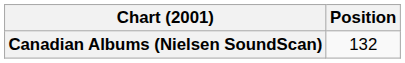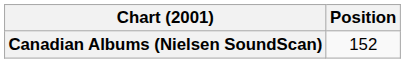(363, 44) 132 -> (363, 44) 152
